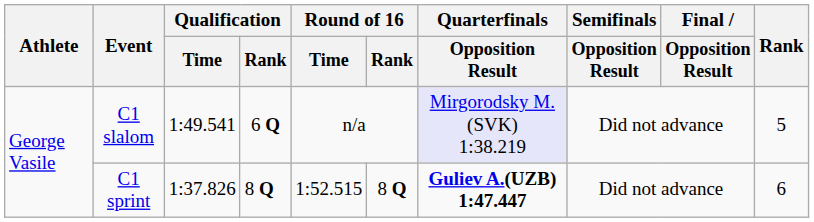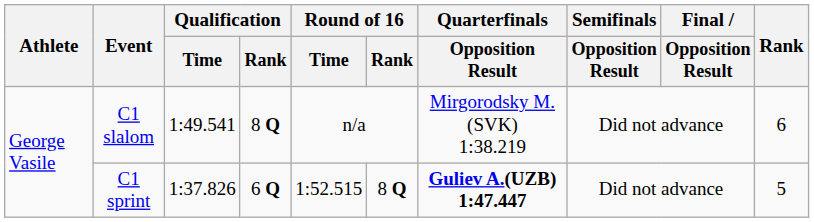(266, 125) 6 Q -> (266, 125) 8 Q
(492, 125) lavender background -> (492, 125) no background
(781, 125) 5 -> (781, 125) 6
(259, 190) 8 Q -> (266, 190) 6 Q
(781, 190) 6 -> (781, 190) 5
